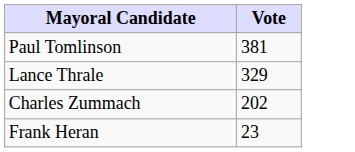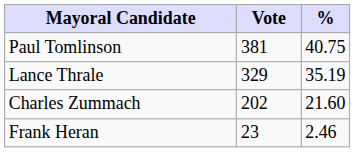+ column: (325, 18)
